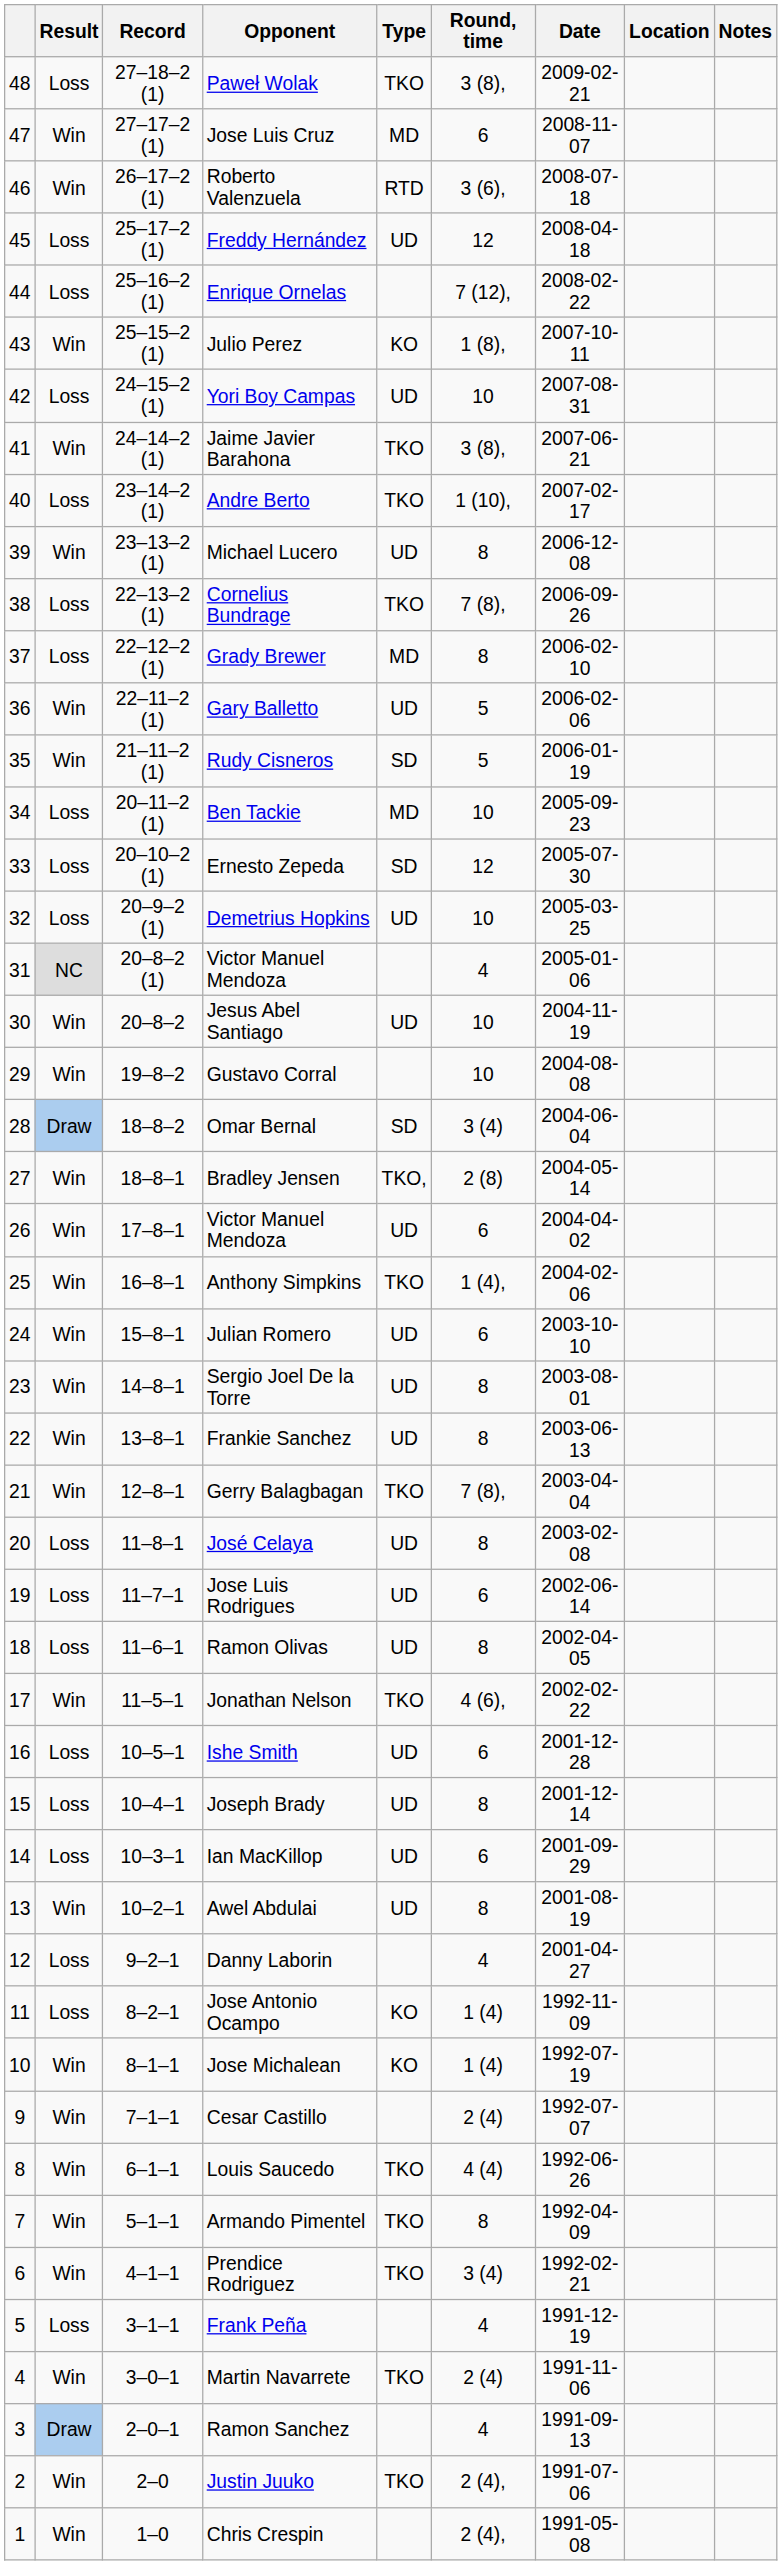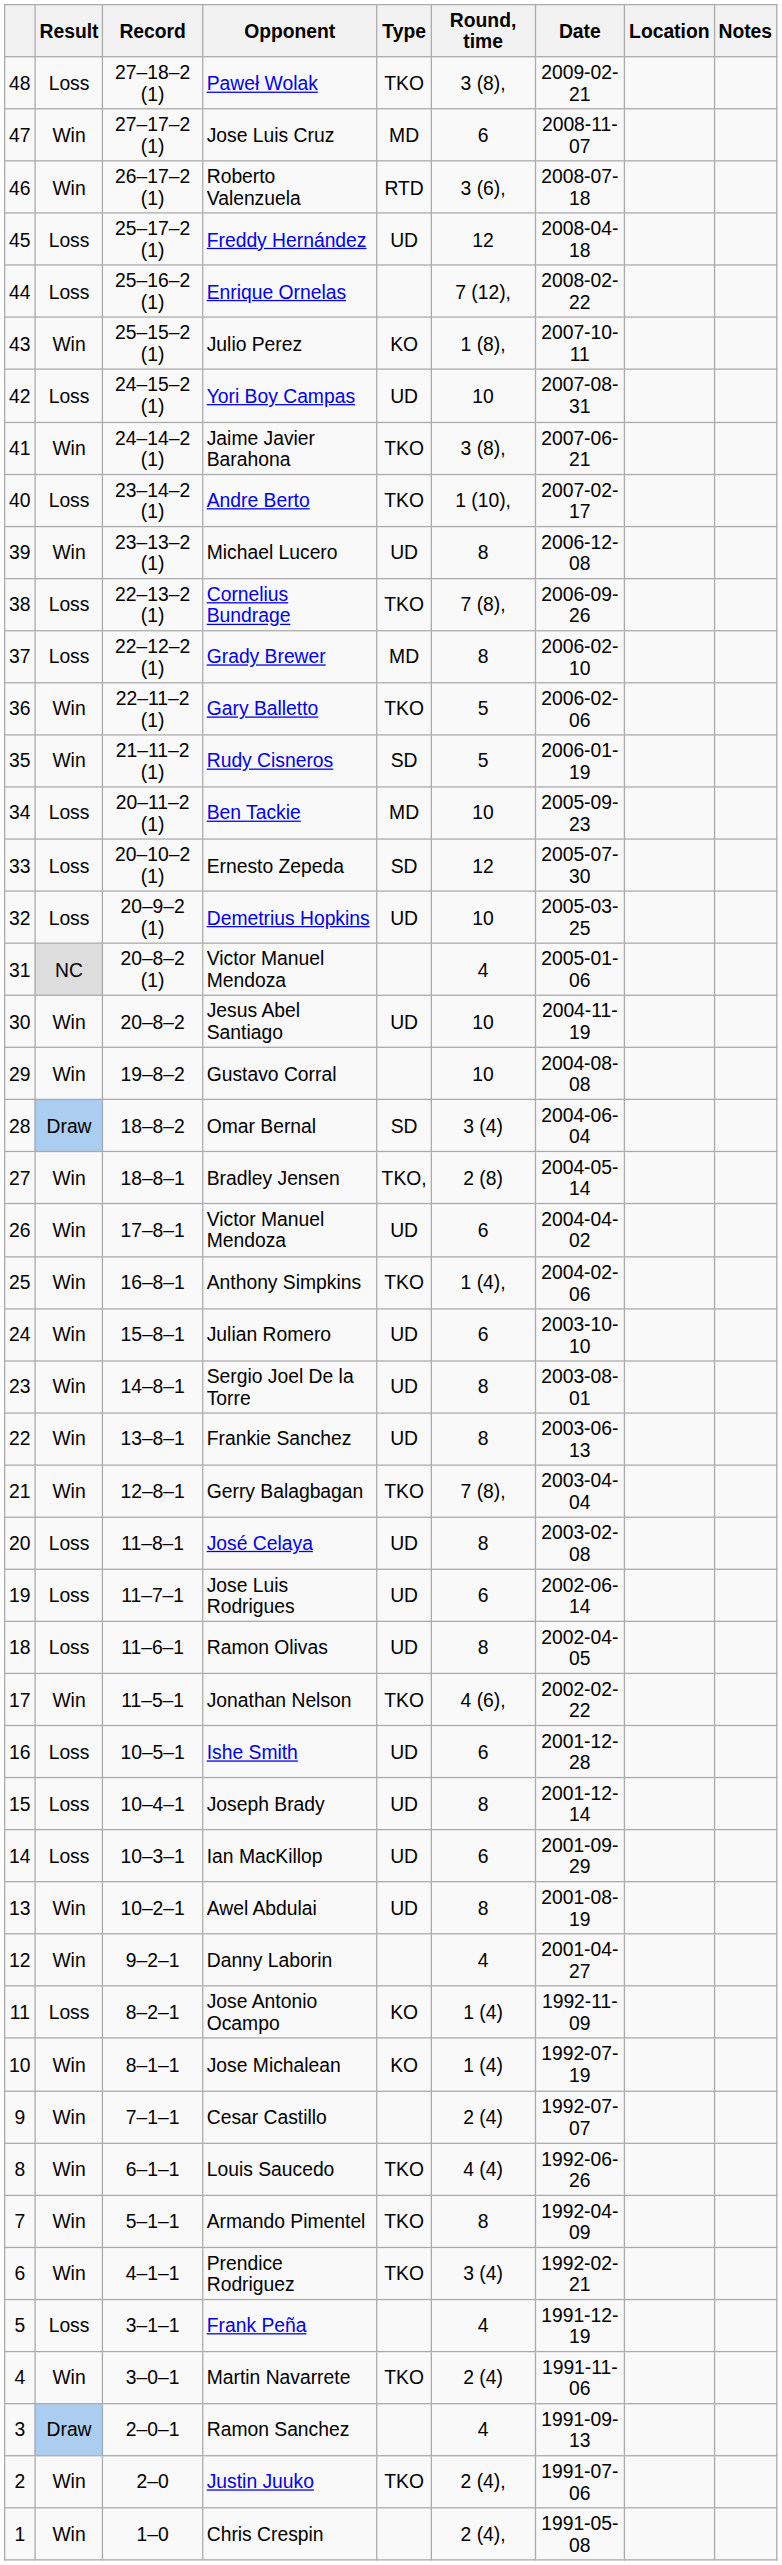(404, 709) UD -> (404, 709) TKO
(69, 1960) Loss -> (69, 1960) Win
